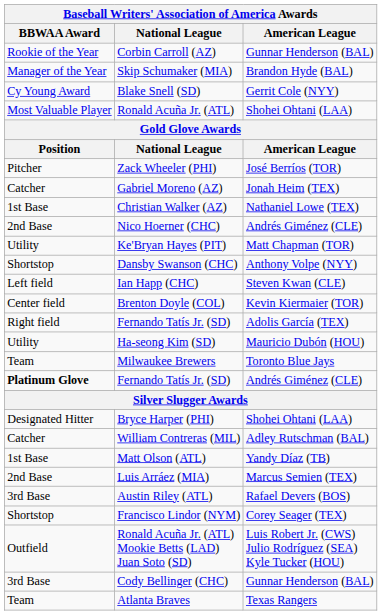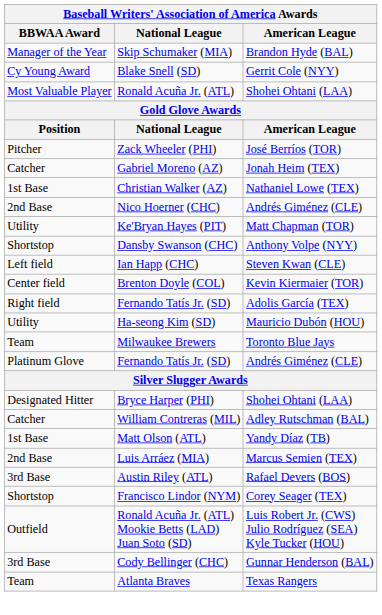- row: (167, 52)
(48, 380) bold -> (46, 361) normal
